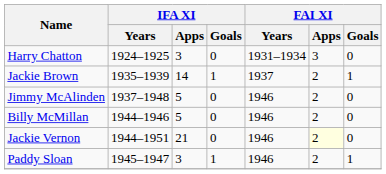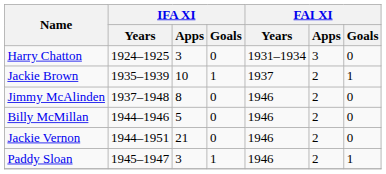(182, 76) 14 -> (182, 76) 10
(178, 96) 5 -> (178, 96) 8
(315, 138) lightyellow background -> (315, 138) no background
